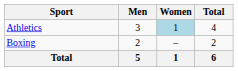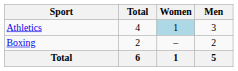columns swapped: (138, 12) <-> (214, 12)
